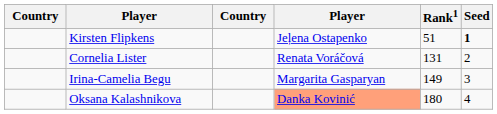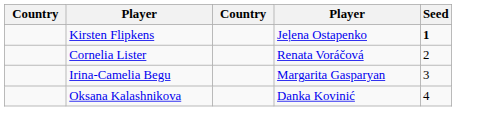- column: (441, 16)
(316, 99) lightsalmon background -> (316, 95) no background
